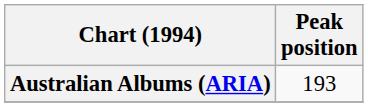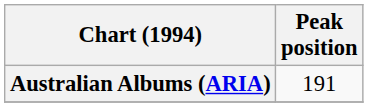(319, 83) 193 -> (319, 83) 191
